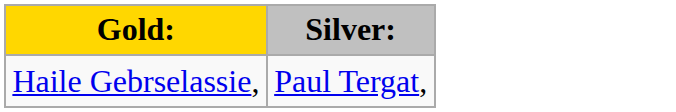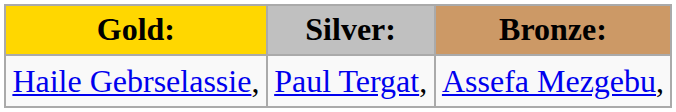+ column: (553, 29)
